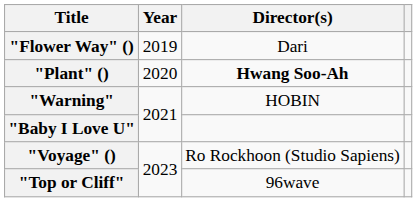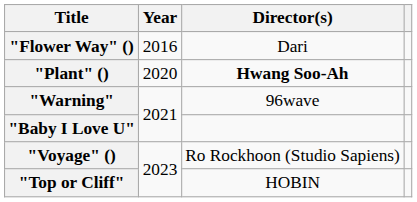(160, 45) 2019 -> (160, 45) 2016
(293, 100) HOBIN -> (293, 100) 96wave
(293, 182) 96wave -> (293, 182) HOBIN
